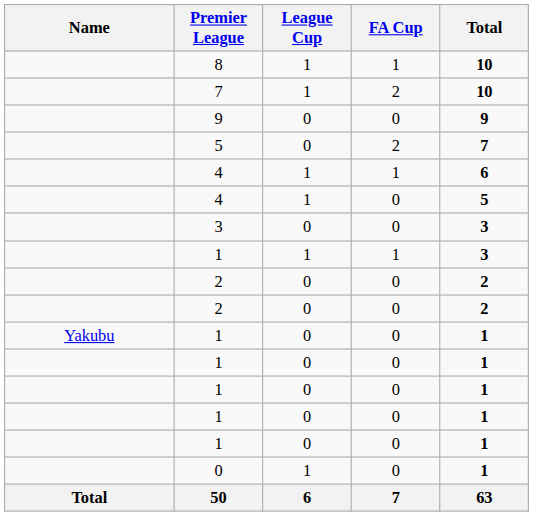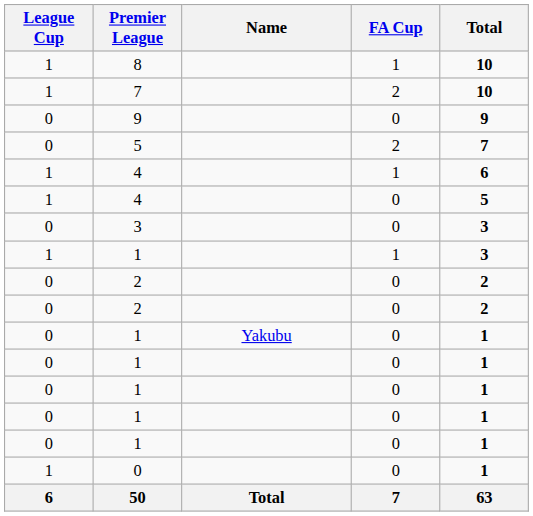columns swapped: (89, 27) <-> (307, 27)
